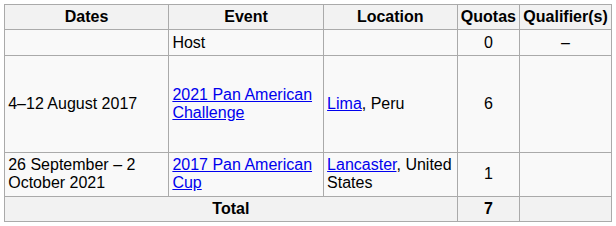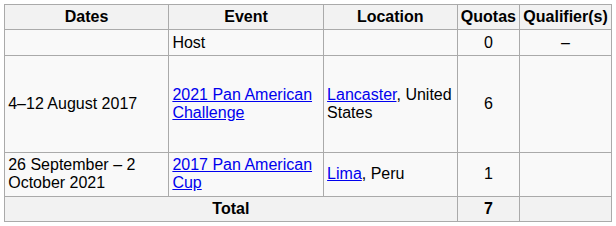(366, 103) Lima, Peru -> (389, 103) Lancaster, United States
(389, 174) Lancaster, United States -> (366, 174) Lima, Peru
